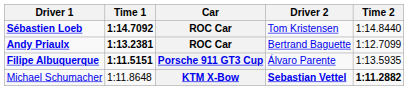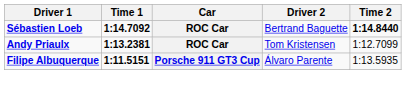(303, 28) Tom Kristensen -> (306, 28) Bertrand Baguette
(378, 28) normal -> (375, 28) bold
(309, 45) Bertrand Baguette -> (300, 45) Tom Kristensen
- row: (54, 77)
